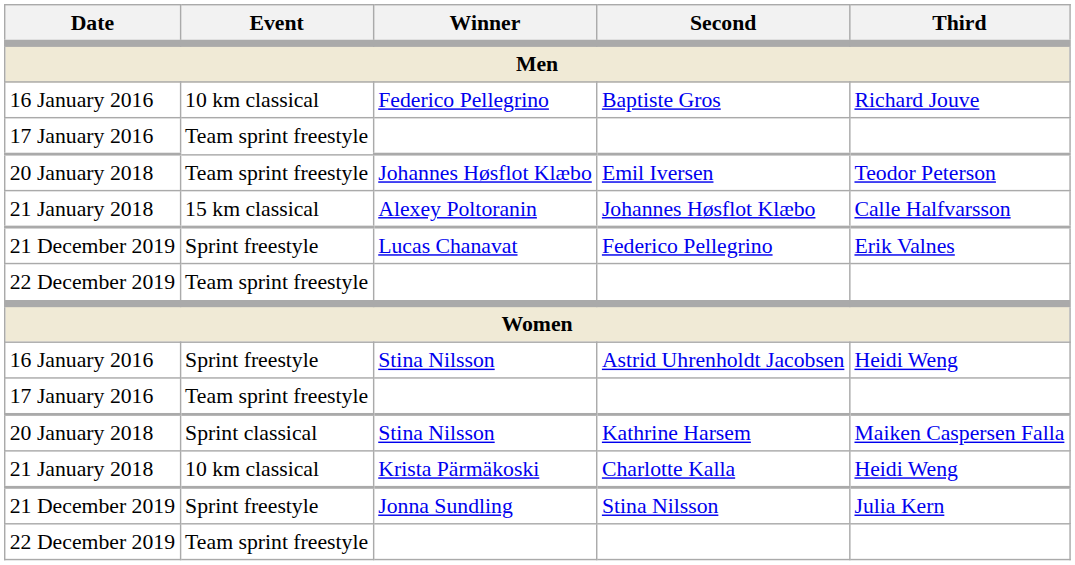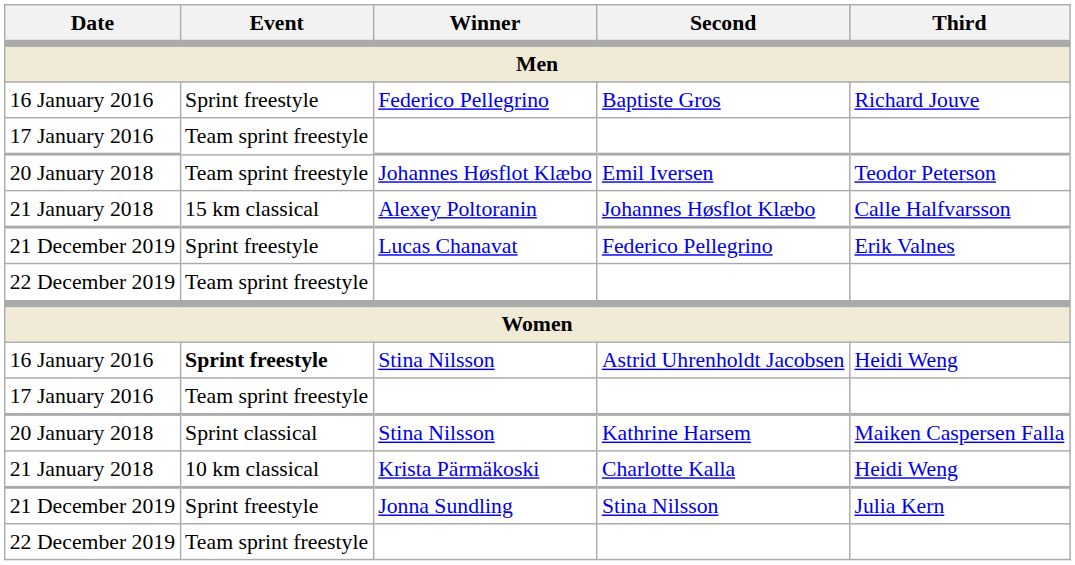(252, 100) 10 km classical -> (252, 100) Sprint freestyle
(252, 359) normal -> (256, 359) bold
